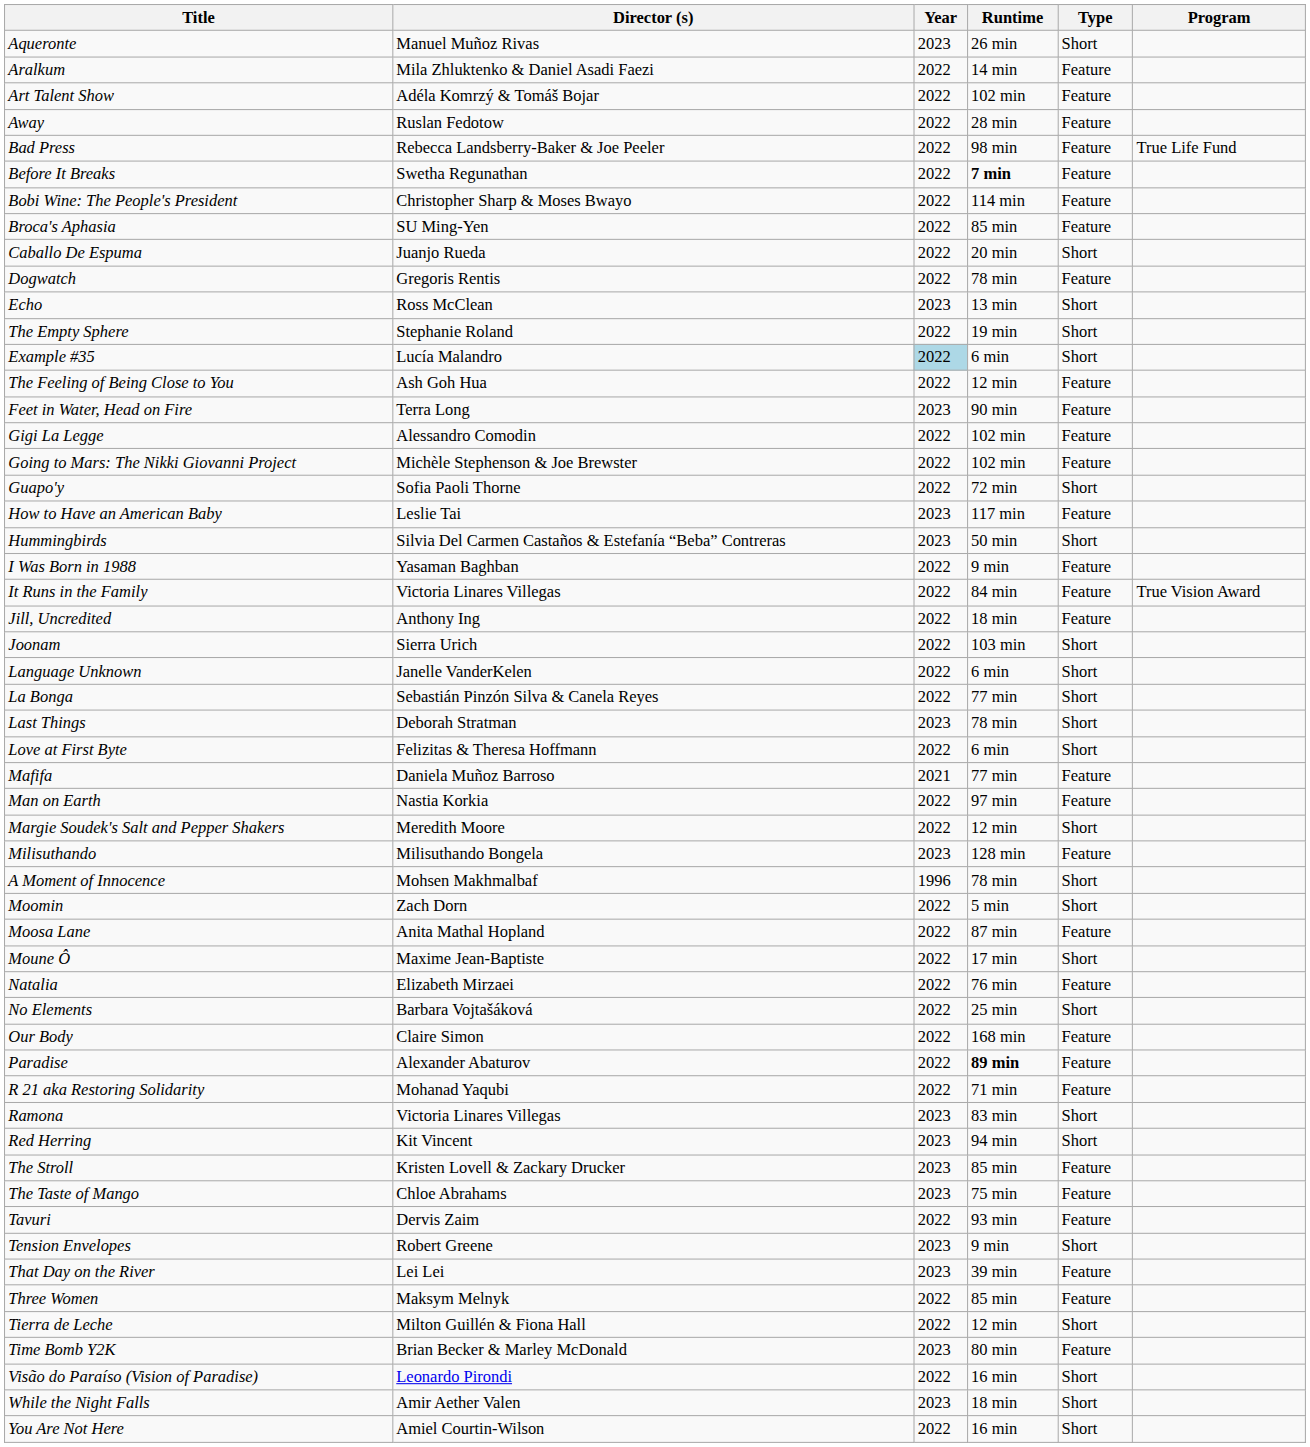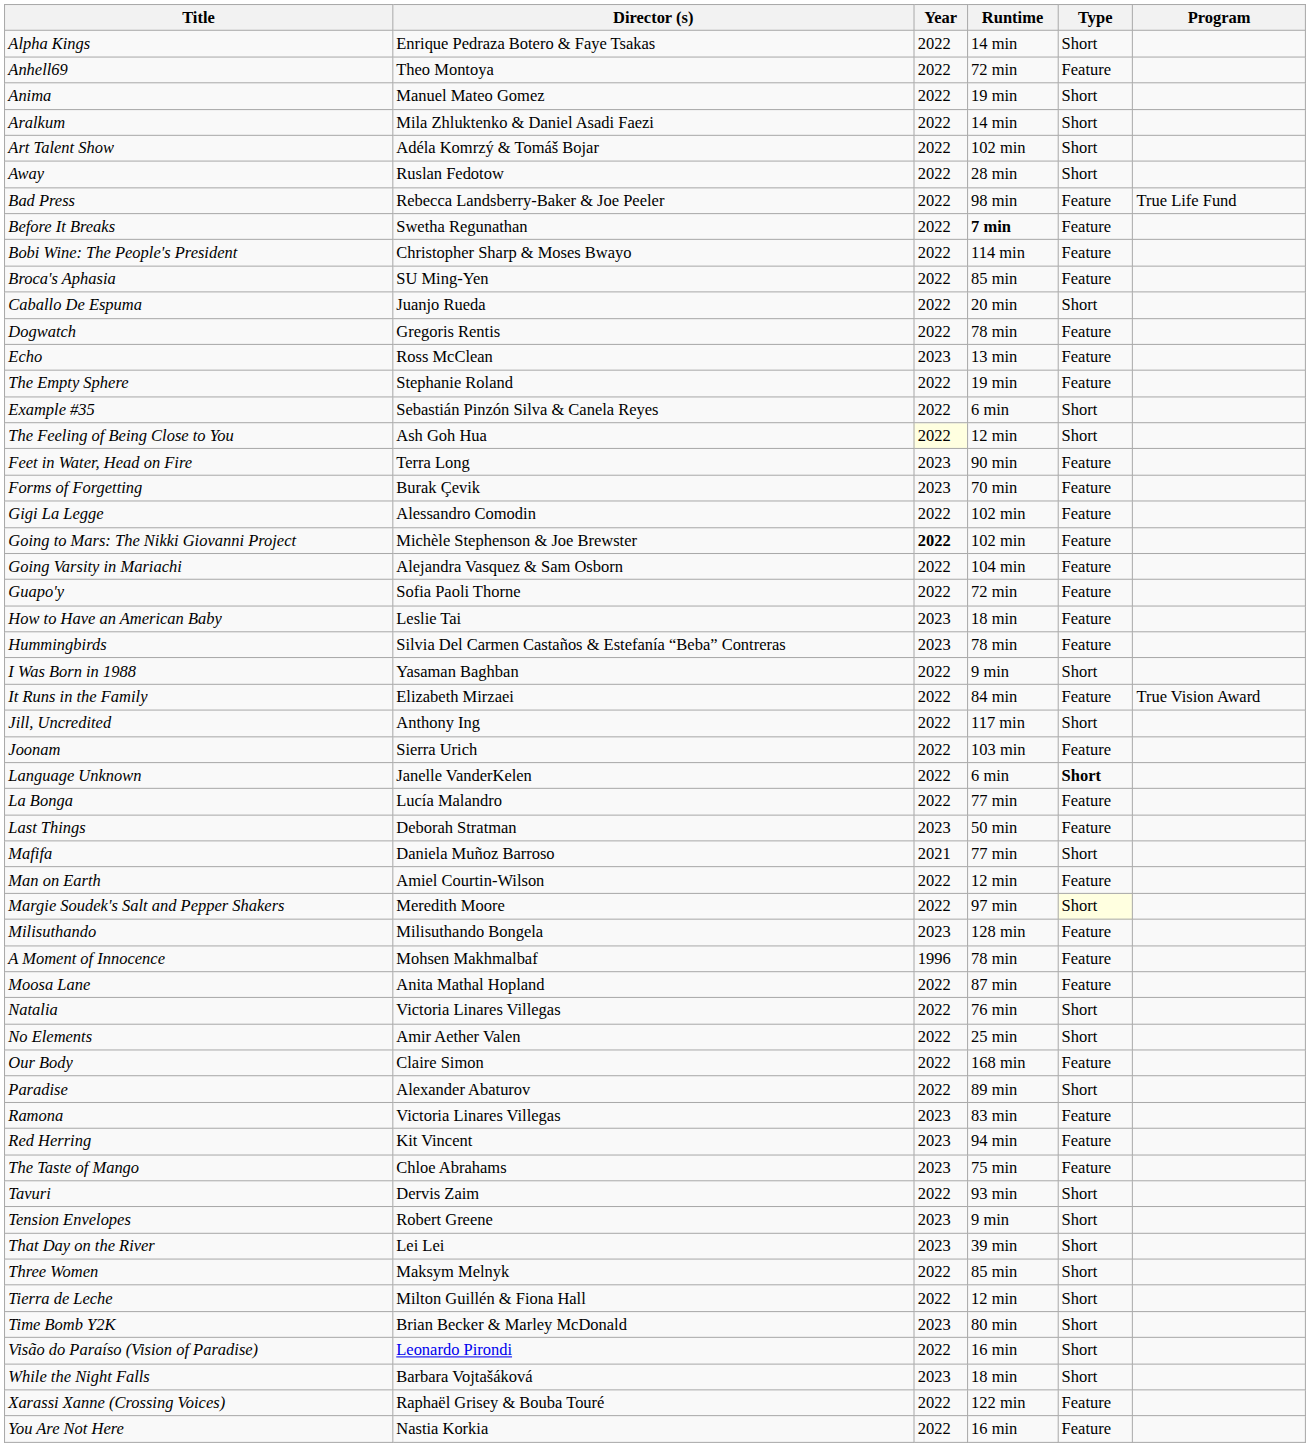+ row: (49, 43)
+ row: (38, 69)
+ row: (30, 95)
- row: (42, 43)
(1086, 69) Feature -> (1079, 122) Short
(1086, 95) Feature -> (1079, 148) Short
(1086, 122) Feature -> (1079, 174) Short
(1079, 305) Short -> (1086, 357) Feature
(1079, 331) Short -> (1086, 383) Feature
(449, 357) Lucía Malandro -> (527, 409) Sebastián Pinzón Silva & Canela Reyes
(934, 357) lightblue background -> (934, 409) no background
(934, 383) no background -> (934, 435) lightyellow background
(1086, 383) Feature -> (1079, 435) Short
+ row: (75, 488)
(934, 461) normal -> (934, 540) bold
+ row: (95, 566)
(1079, 488) Short -> (1086, 592) Feature
(998, 514) 117 min -> (994, 618) 18 min
(994, 540) 50 min -> (994, 644) 78 min
(1079, 540) Short -> (1086, 644) Feature
(1086, 566) Feature -> (1079, 670) Short
(478, 592) Victoria Linares Villegas -> (455, 697) Elizabeth Mirzaei
(994, 618) 18 min -> (998, 723) 117 min
(1086, 618) Feature -> (1079, 723) Short
(1079, 644) Short -> (1086, 749) Feature
(1079, 670) normal -> (1081, 775) bold
(527, 697) Sebastián Pinzón Silva & Canela Reyes -> (449, 801) Lucía Malandro
(1079, 697) Short -> (1086, 801) Feature
(994, 723) 78 min -> (994, 827) 50 min
(1079, 723) Short -> (1086, 827) Feature
- row: (68, 749)
(1086, 775) Feature -> (1079, 853) Short
(442, 801) Nastia Korkia -> (470, 880) Amiel Courtin-Wilson
(994, 801) 97 min -> (994, 880) 12 min
(994, 827) 12 min -> (994, 906) 97 min
(1079, 827) no background -> (1079, 906) lightyellow background
(1079, 880) Short -> (1086, 958) Feature
- row: (36, 906)
- row: (39, 958)
(455, 984) Elizabeth Mirzaei -> (478, 1010) Victoria Linares Villegas
(1086, 984) Feature -> (1079, 1010) Short
(464, 1010) Barbara Vojtašáková -> (458, 1036) Amir Aether Valen
(995, 1063) bold -> (994, 1089) normal
(1086, 1063) Feature -> (1079, 1089) Short
- row: (106, 1089)
(1079, 1115) Short -> (1086, 1115) Feature
(1079, 1141) Short -> (1086, 1141) Feature
- row: (41, 1167)
(1086, 1219) Feature -> (1079, 1193) Short
(1086, 1272) Feature -> (1079, 1245) Short
(1086, 1298) Feature -> (1079, 1272) Short
(1086, 1350) Feature -> (1079, 1324) Short
(458, 1402) Amir Aether Valen -> (464, 1376) Barbara Vojtašáková
+ row: (117, 1402)
(470, 1428) Amiel Courtin-Wilson -> (442, 1428) Nastia Korkia
(1079, 1428) Short -> (1086, 1428) Feature
